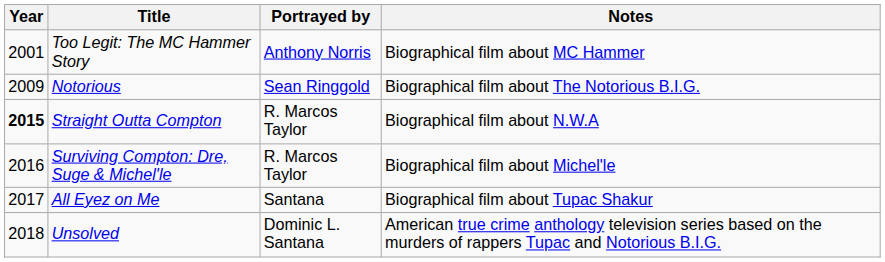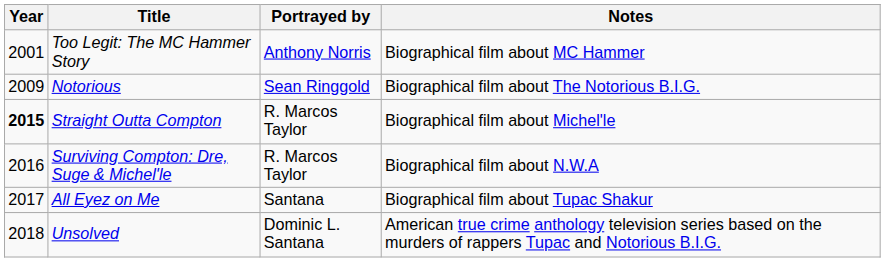(492, 121) Biographical film about N.W.A -> (500, 121) Biographical film about Michel'le
(500, 165) Biographical film about Michel'le -> (492, 165) Biographical film about N.W.A
